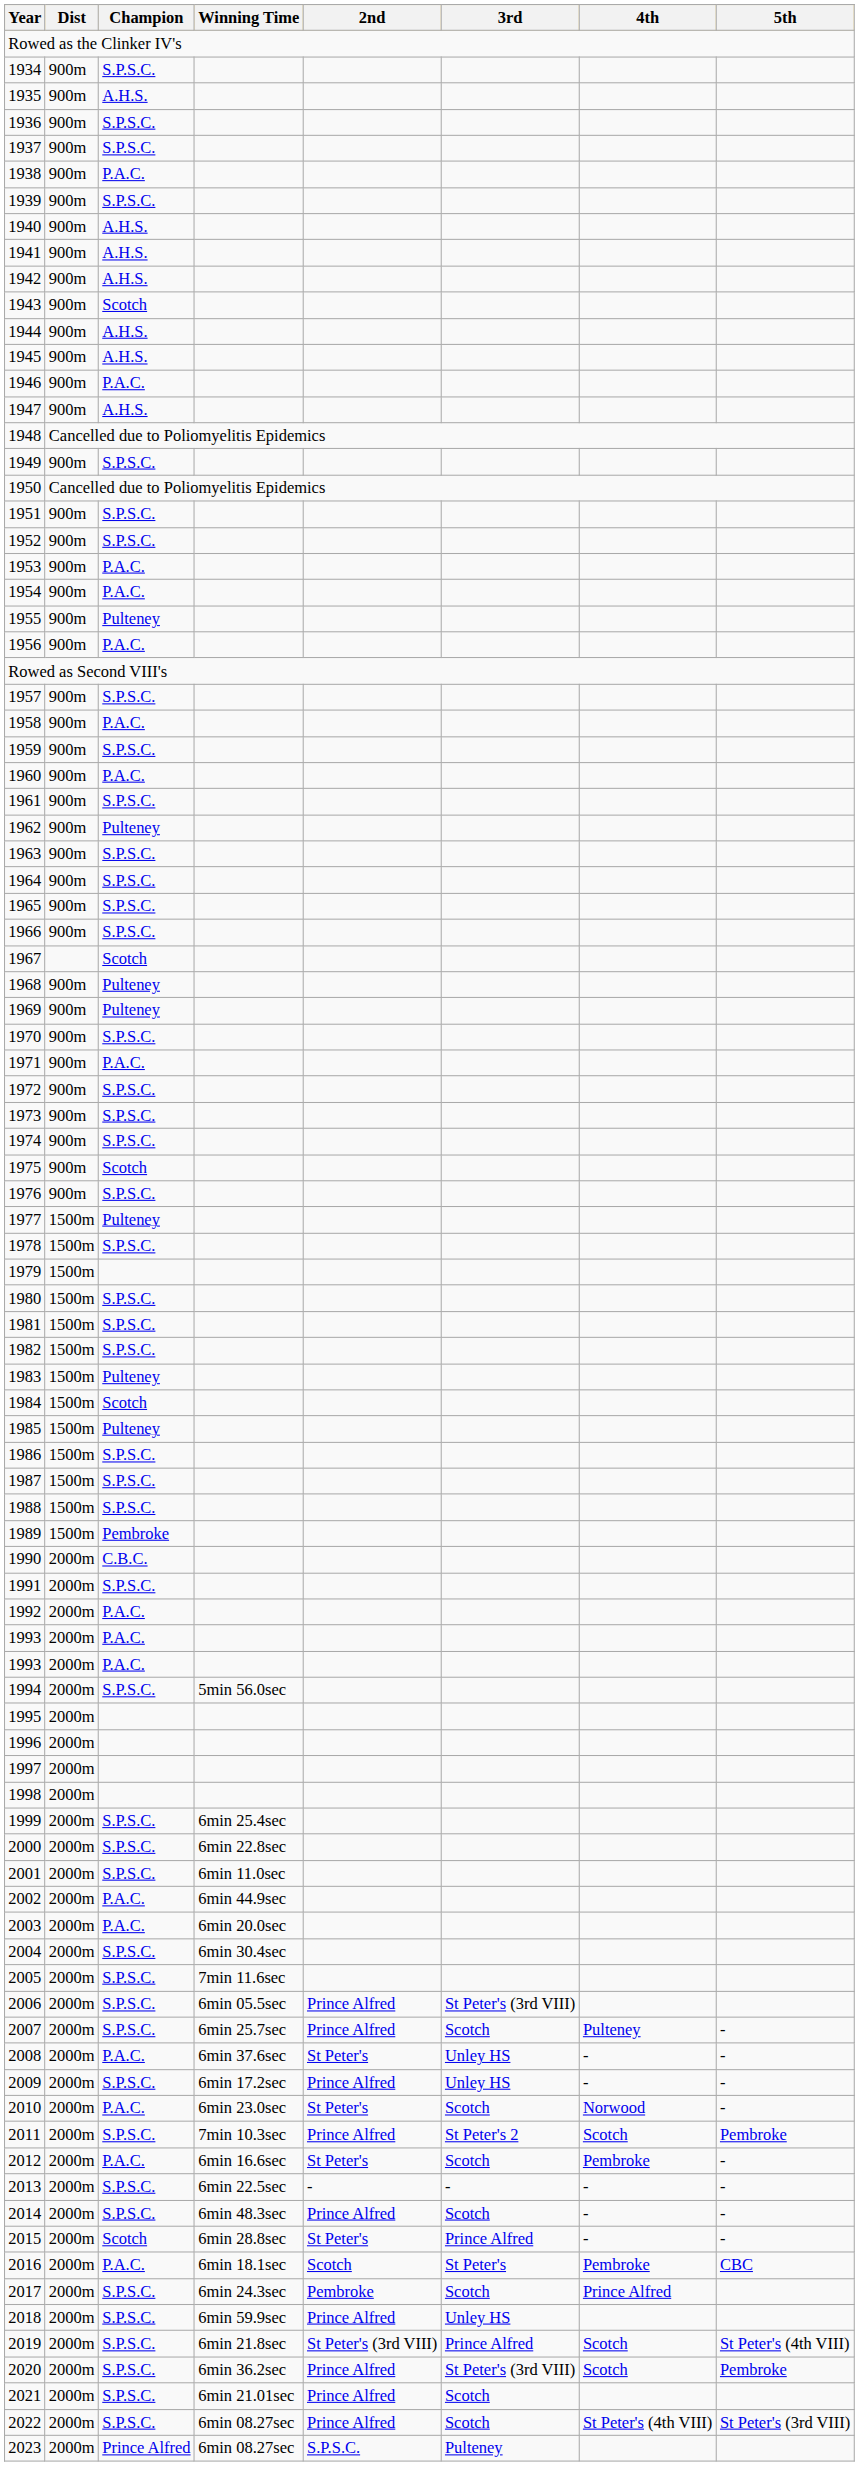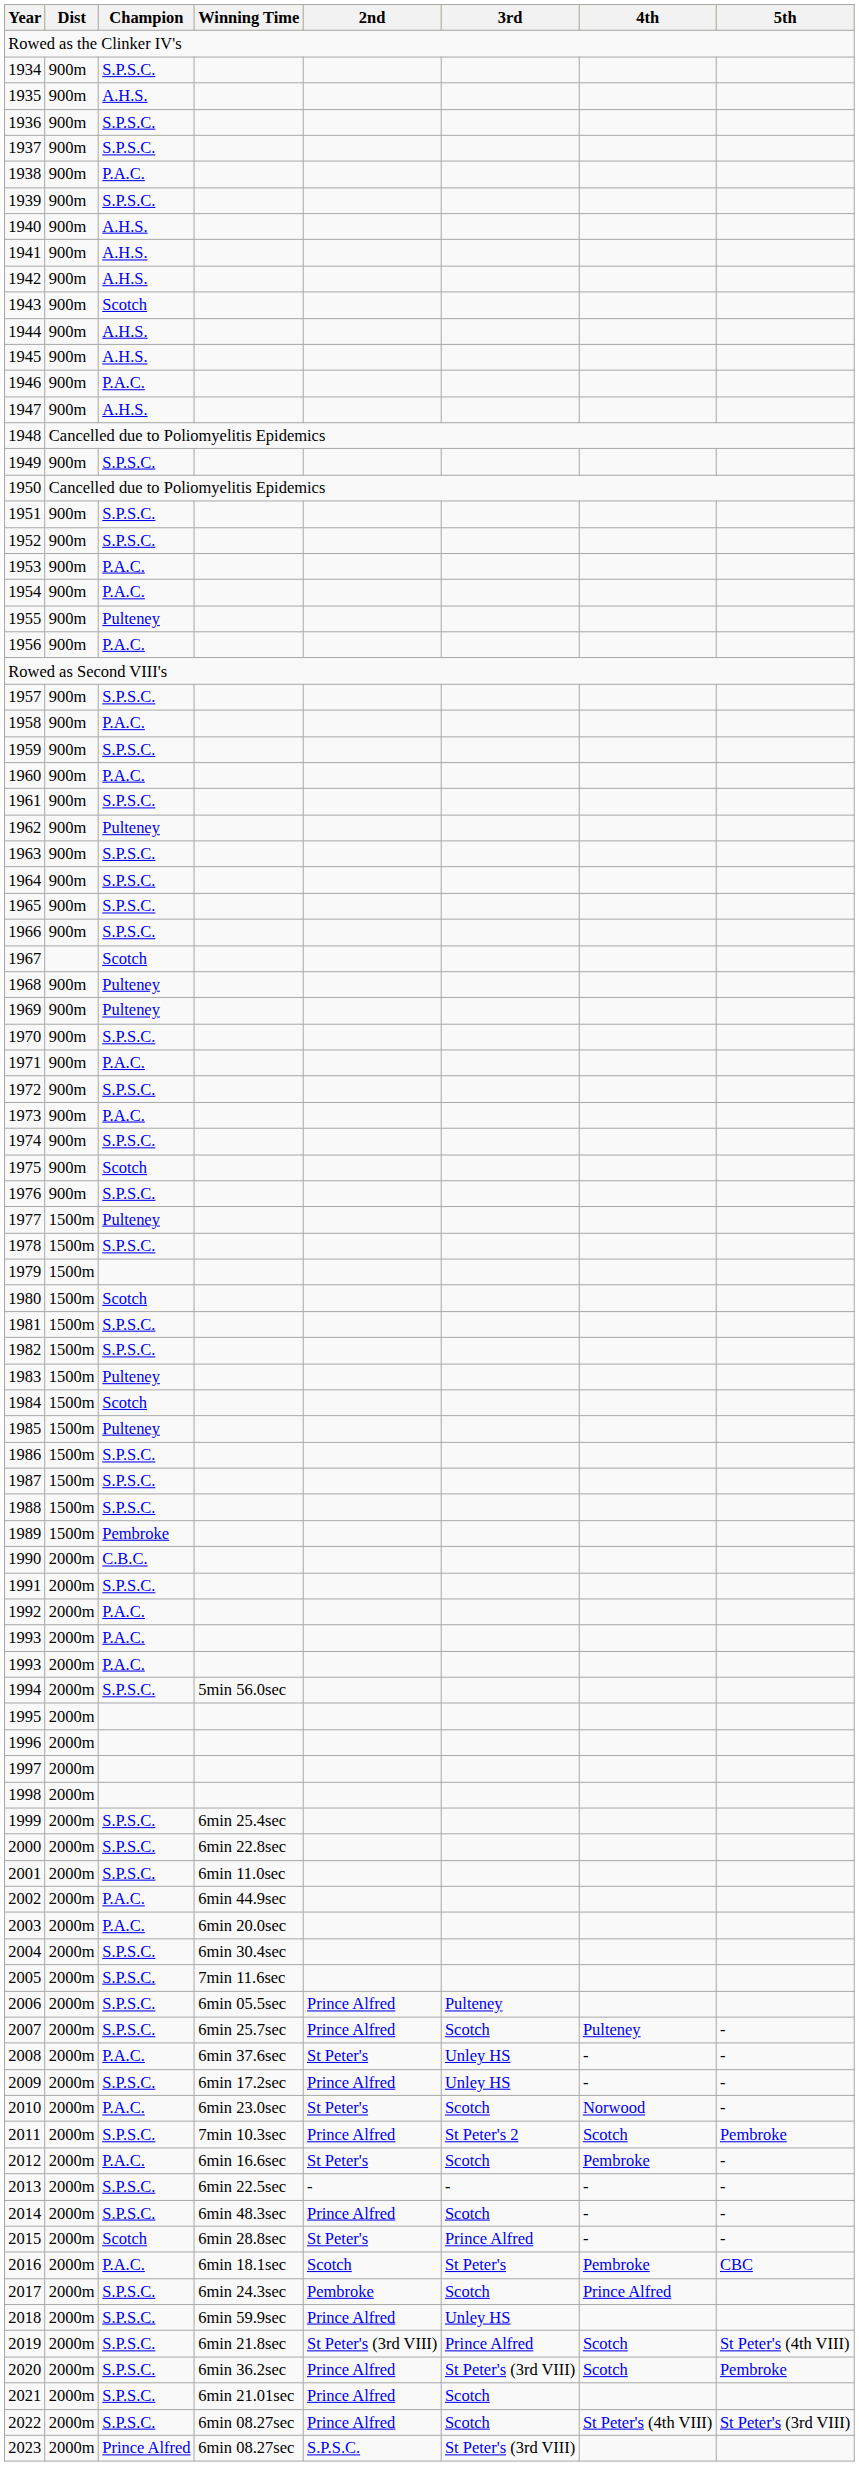(129, 1115) S.P.S.C. -> (124, 1115) P.A.C.
(129, 1298) S.P.S.C. -> (125, 1298) Scotch
(510, 2003) St Peter's (3rd VIII) -> (474, 2003) Pulteney
(474, 2448) Pulteney -> (510, 2448) St Peter's (3rd VIII)
